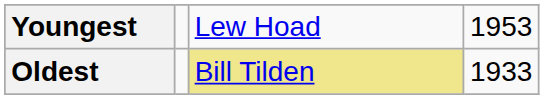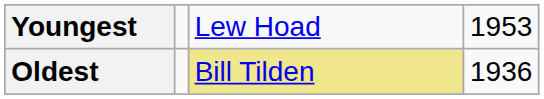(501, 71) 1933 -> (501, 71) 1936
